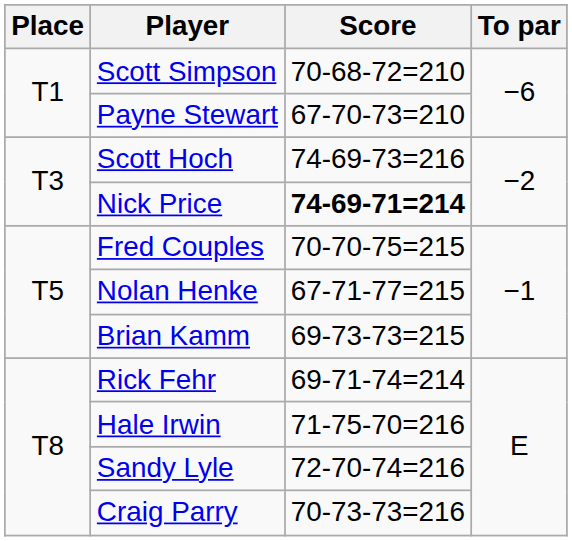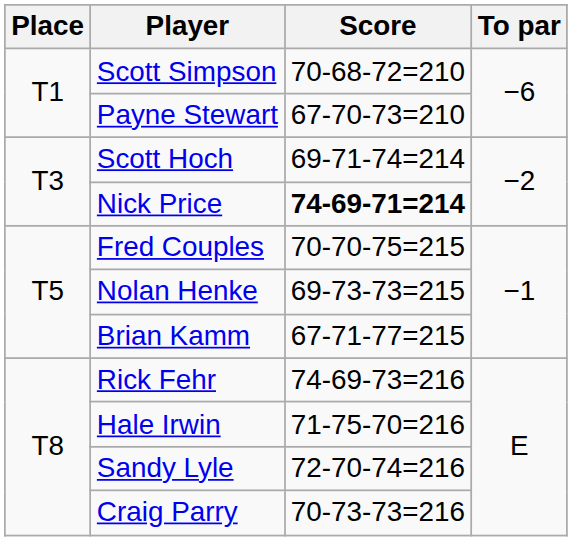(378, 159) 74-69-73=216 -> (378, 159) 69-71-74=214
(378, 291) 67-71-77=215 -> (378, 291) 69-73-73=215
(378, 335) 69-73-73=215 -> (378, 335) 67-71-77=215
(378, 379) 69-71-74=214 -> (378, 379) 74-69-73=216
